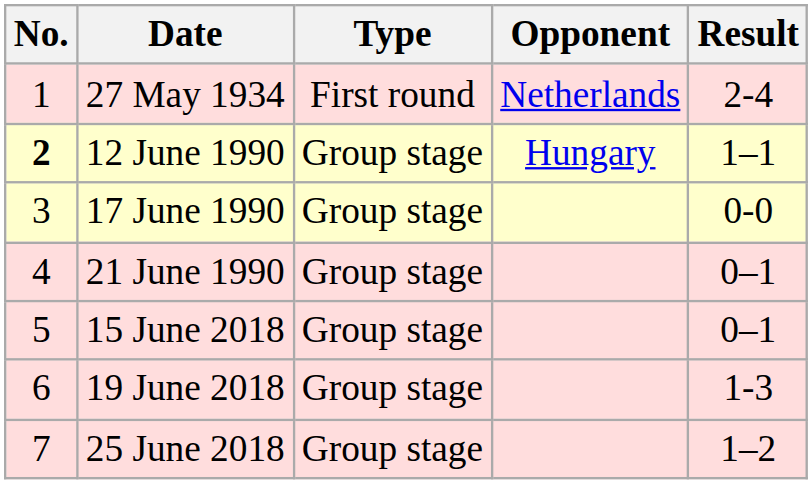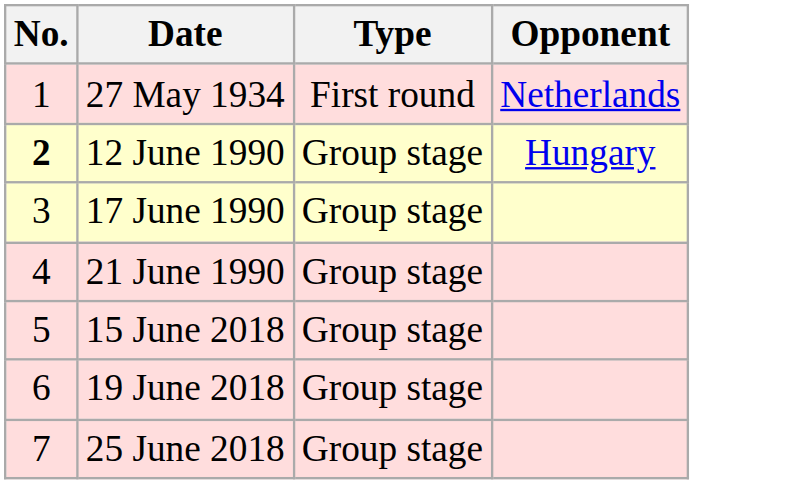- column: (748, 34)
